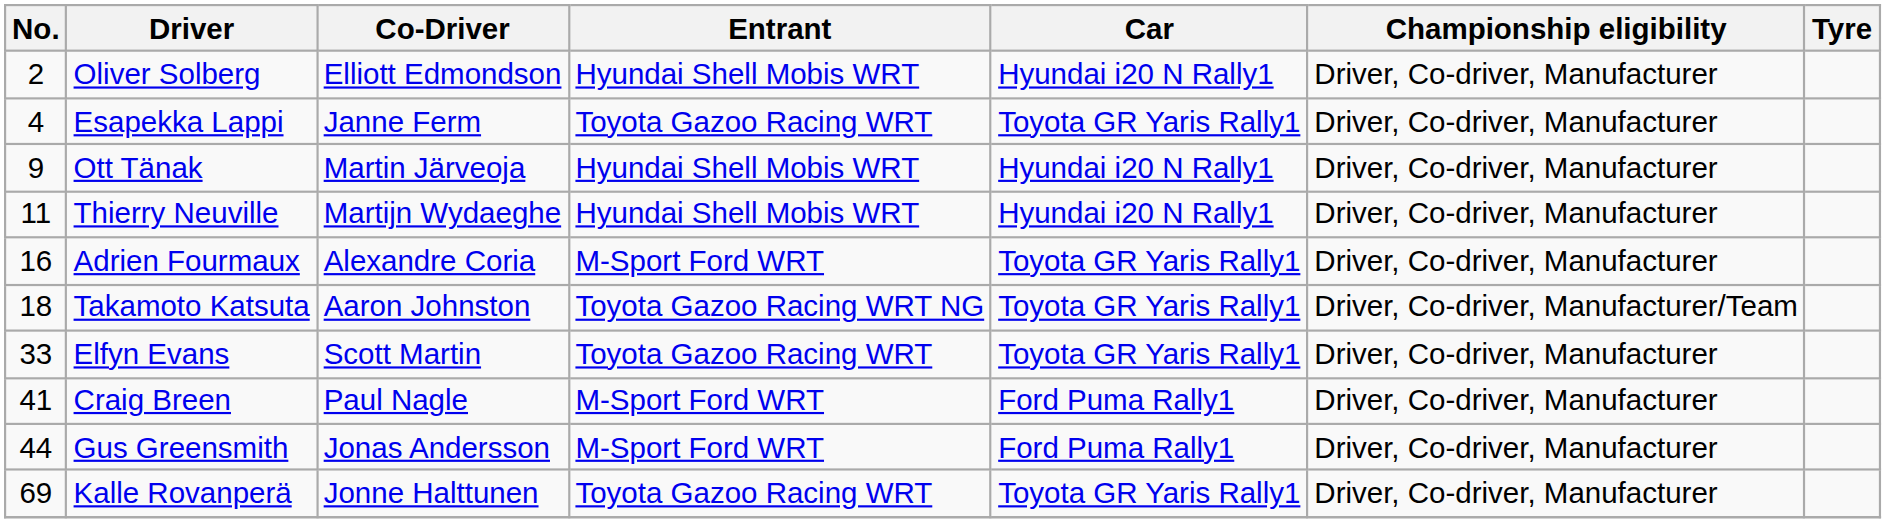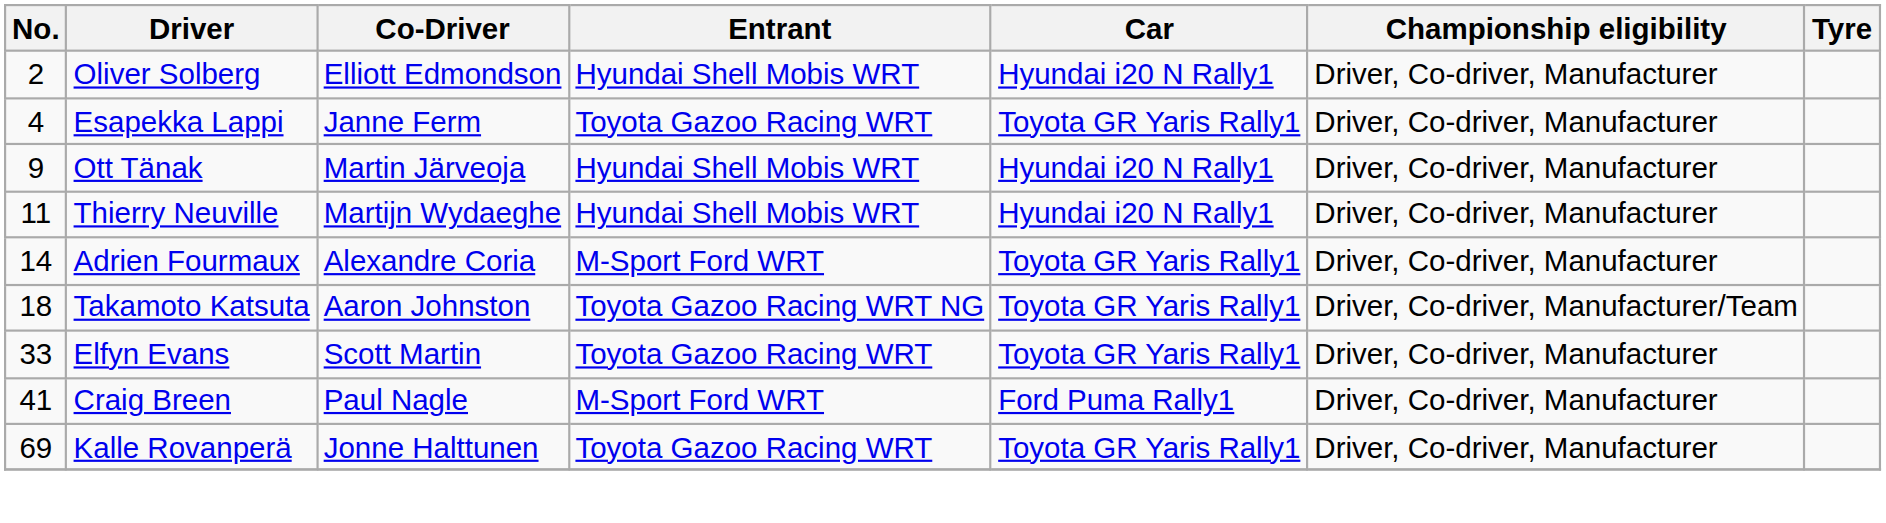(36, 261) 16 -> (36, 261) 14
- row: (181, 447)
